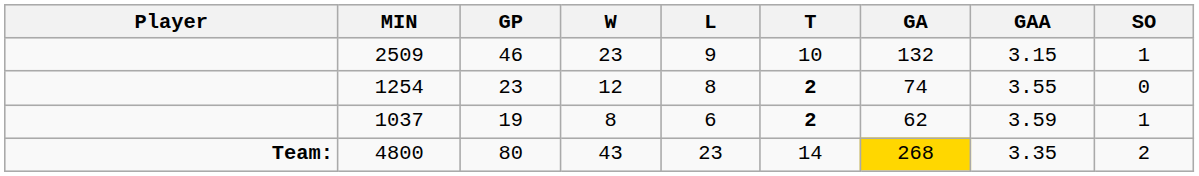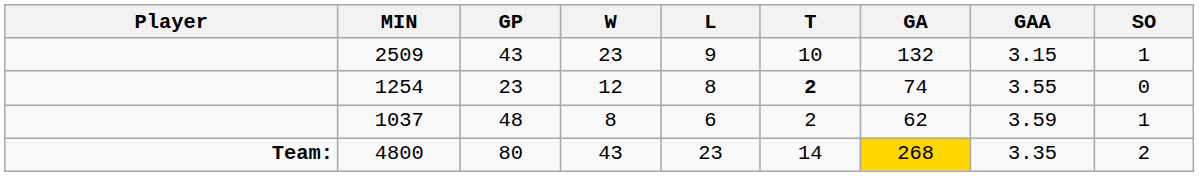(511, 55) 46 -> (511, 55) 43
(511, 121) 19 -> (511, 121) 48
(810, 121) bold -> (810, 121) normal
